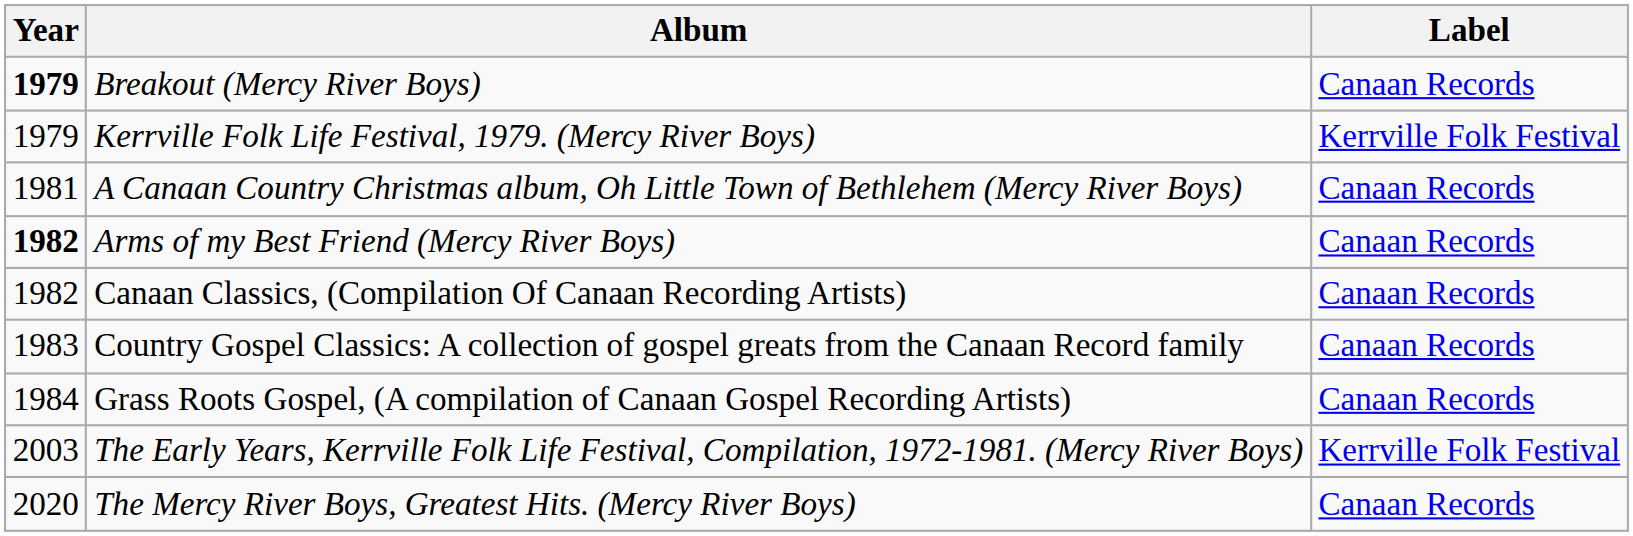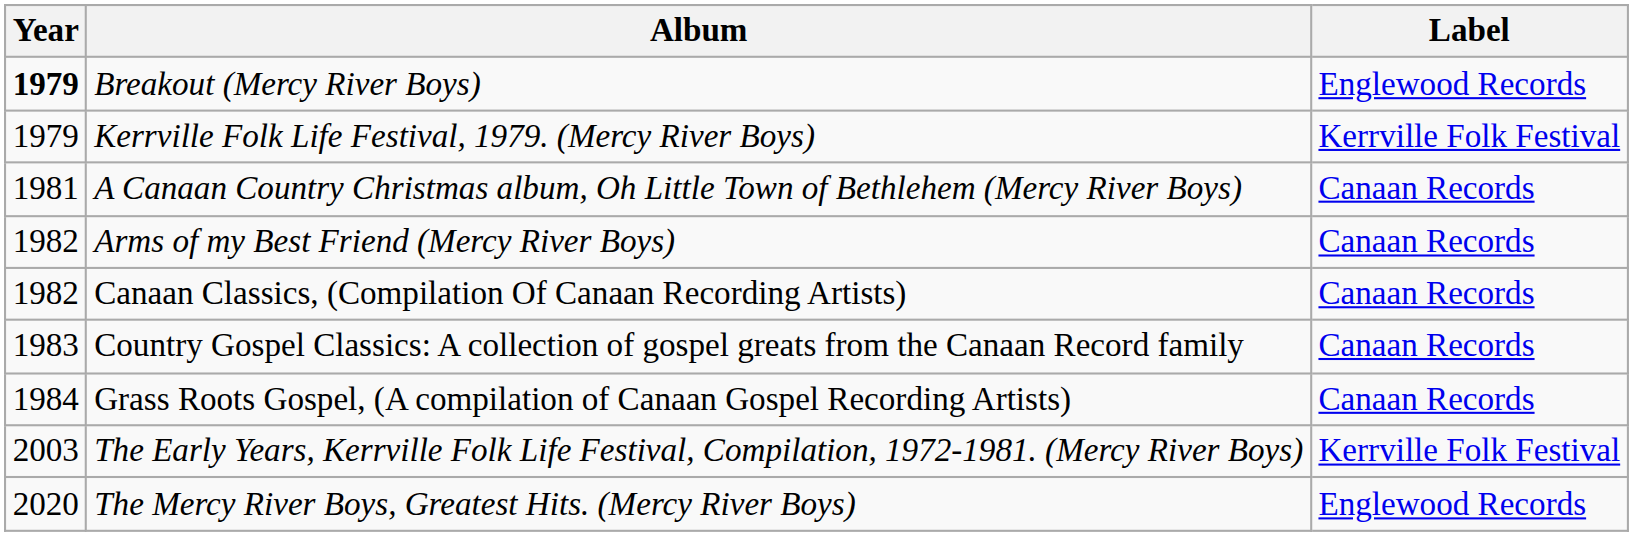(1427, 83) Canaan Records -> (1452, 83) Englewood Records
(46, 240) bold -> (46, 240) normal
(1427, 503) Canaan Records -> (1452, 503) Englewood Records
